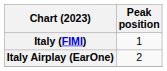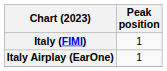(139, 58) 2 -> (139, 58) 1
